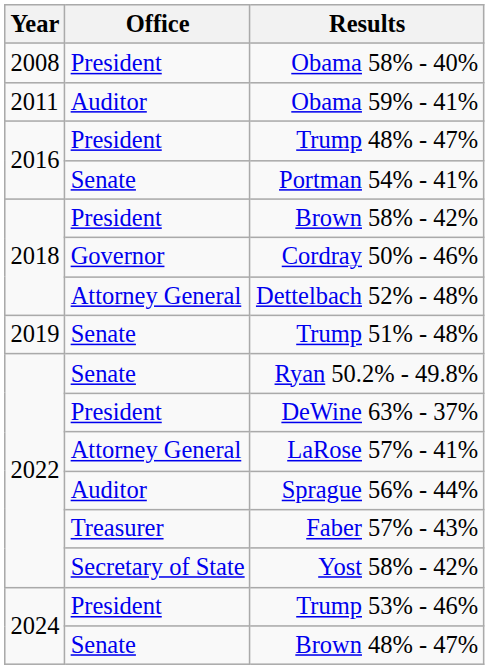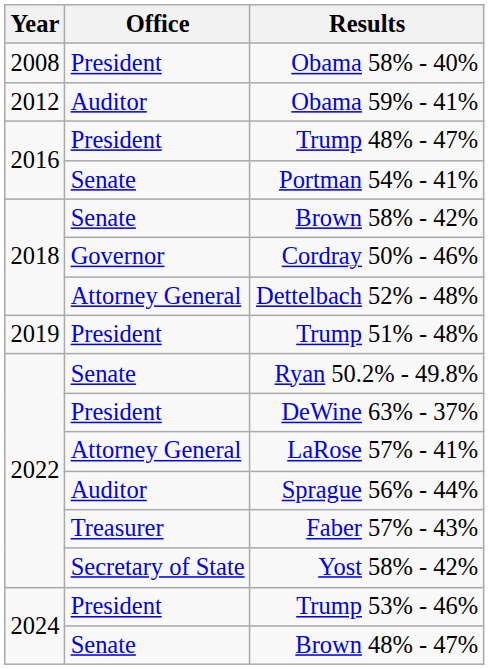(34, 101) 2011 -> (35, 101) 2012
(116, 218) President -> (103, 218) Senate
(103, 334) Senate -> (116, 334) President
